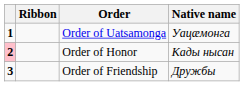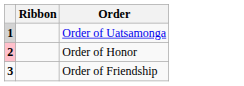- column: (204, 14)
(10, 33) no background -> (10, 33) lightgrey background
